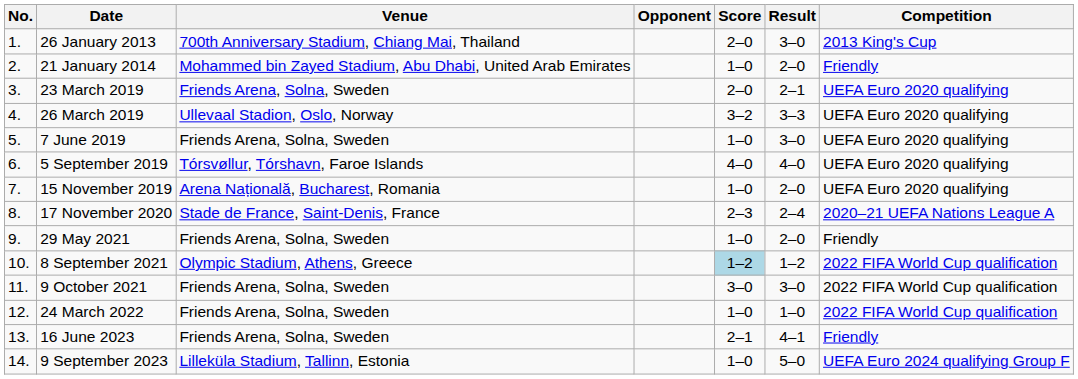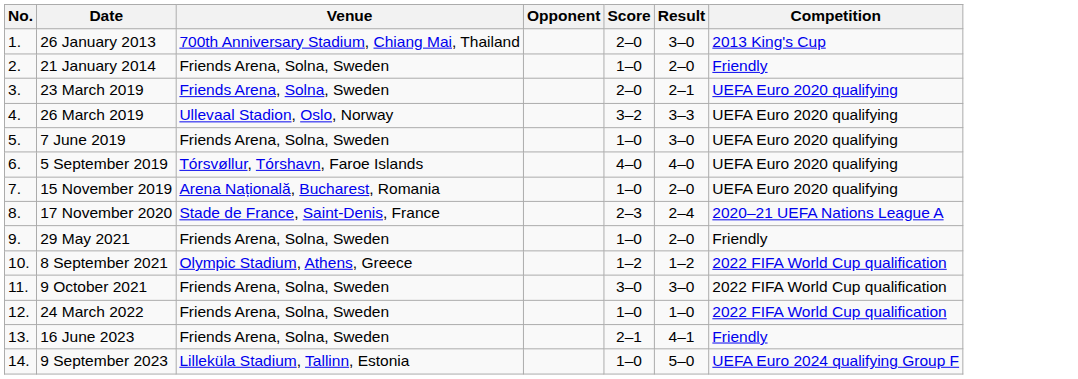(405, 66) Mohammed bin Zayed Stadium, Abu Dhabi, United Arab Emirates -> (284, 66) Friends Arena, Solna, Sweden
(740, 262) lightblue background -> (629, 262) no background
